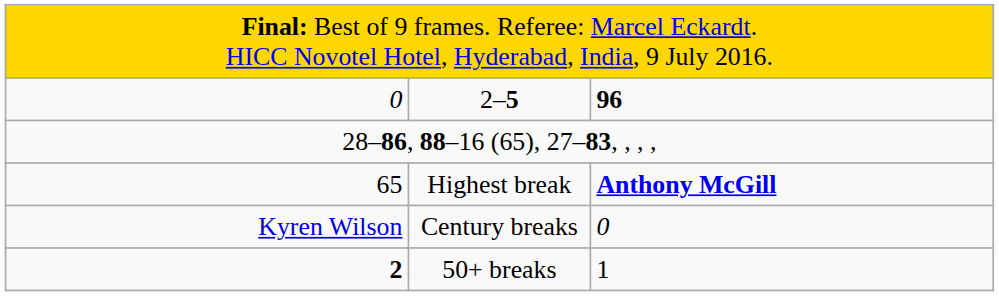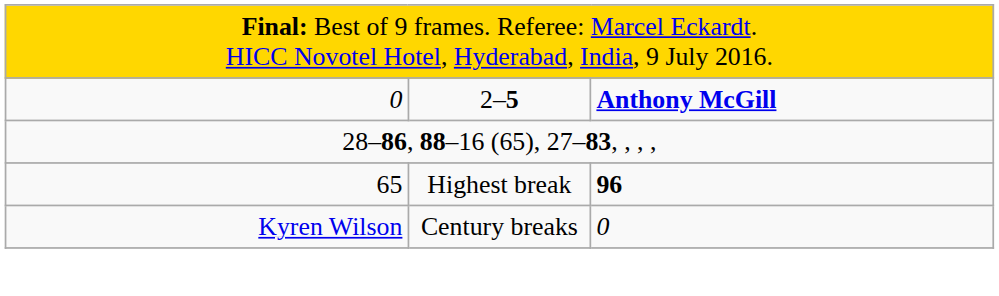(609, 99) 96 -> (686, 99) Anthony McGill
(686, 184) Anthony McGill -> (609, 184) 96
- row: (499, 269)
